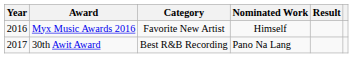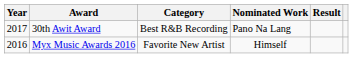rows swapped: (84, 28) <-> (66, 45)
